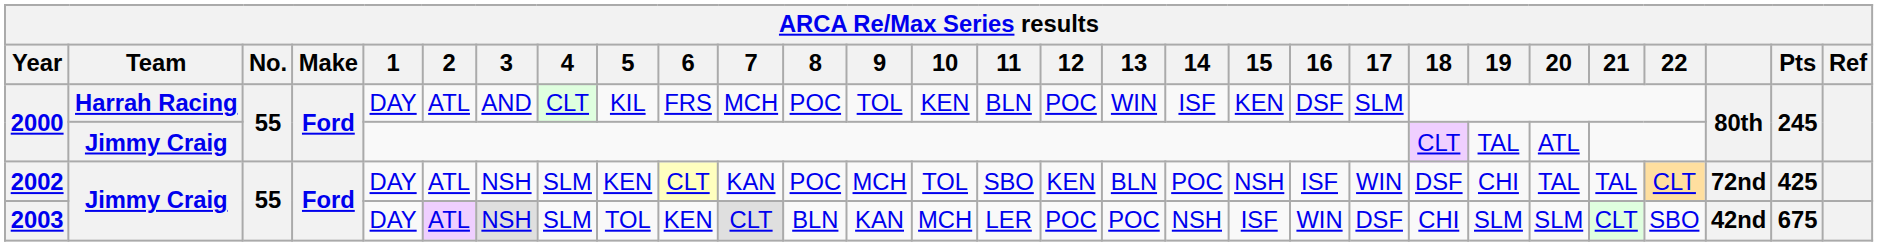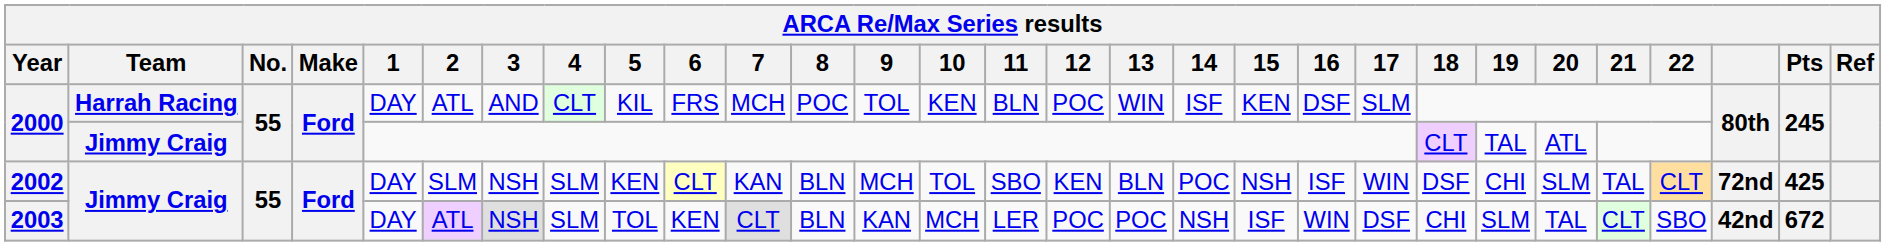(449, 181) ATL -> (453, 181) SLM
(815, 181) POC -> (822, 181) BLN
(1559, 181) TAL -> (1566, 181) SLM
(1559, 220) SLM -> (1566, 220) TAL
(1798, 220) 675 -> (1805, 220) 672
